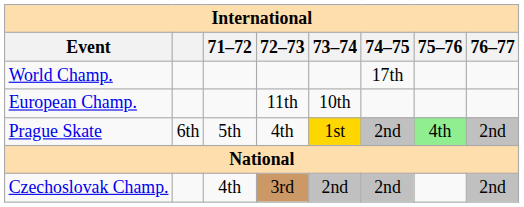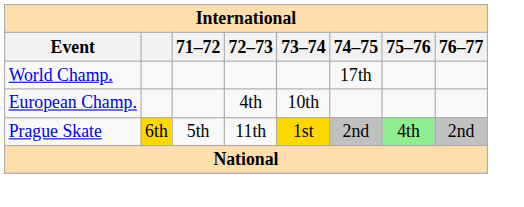(282, 103) 11th -> (251, 103) 4th
(188, 131) no background -> (156, 131) gold background
(282, 131) 4th -> (251, 131) 11th
- row: (89, 187)
